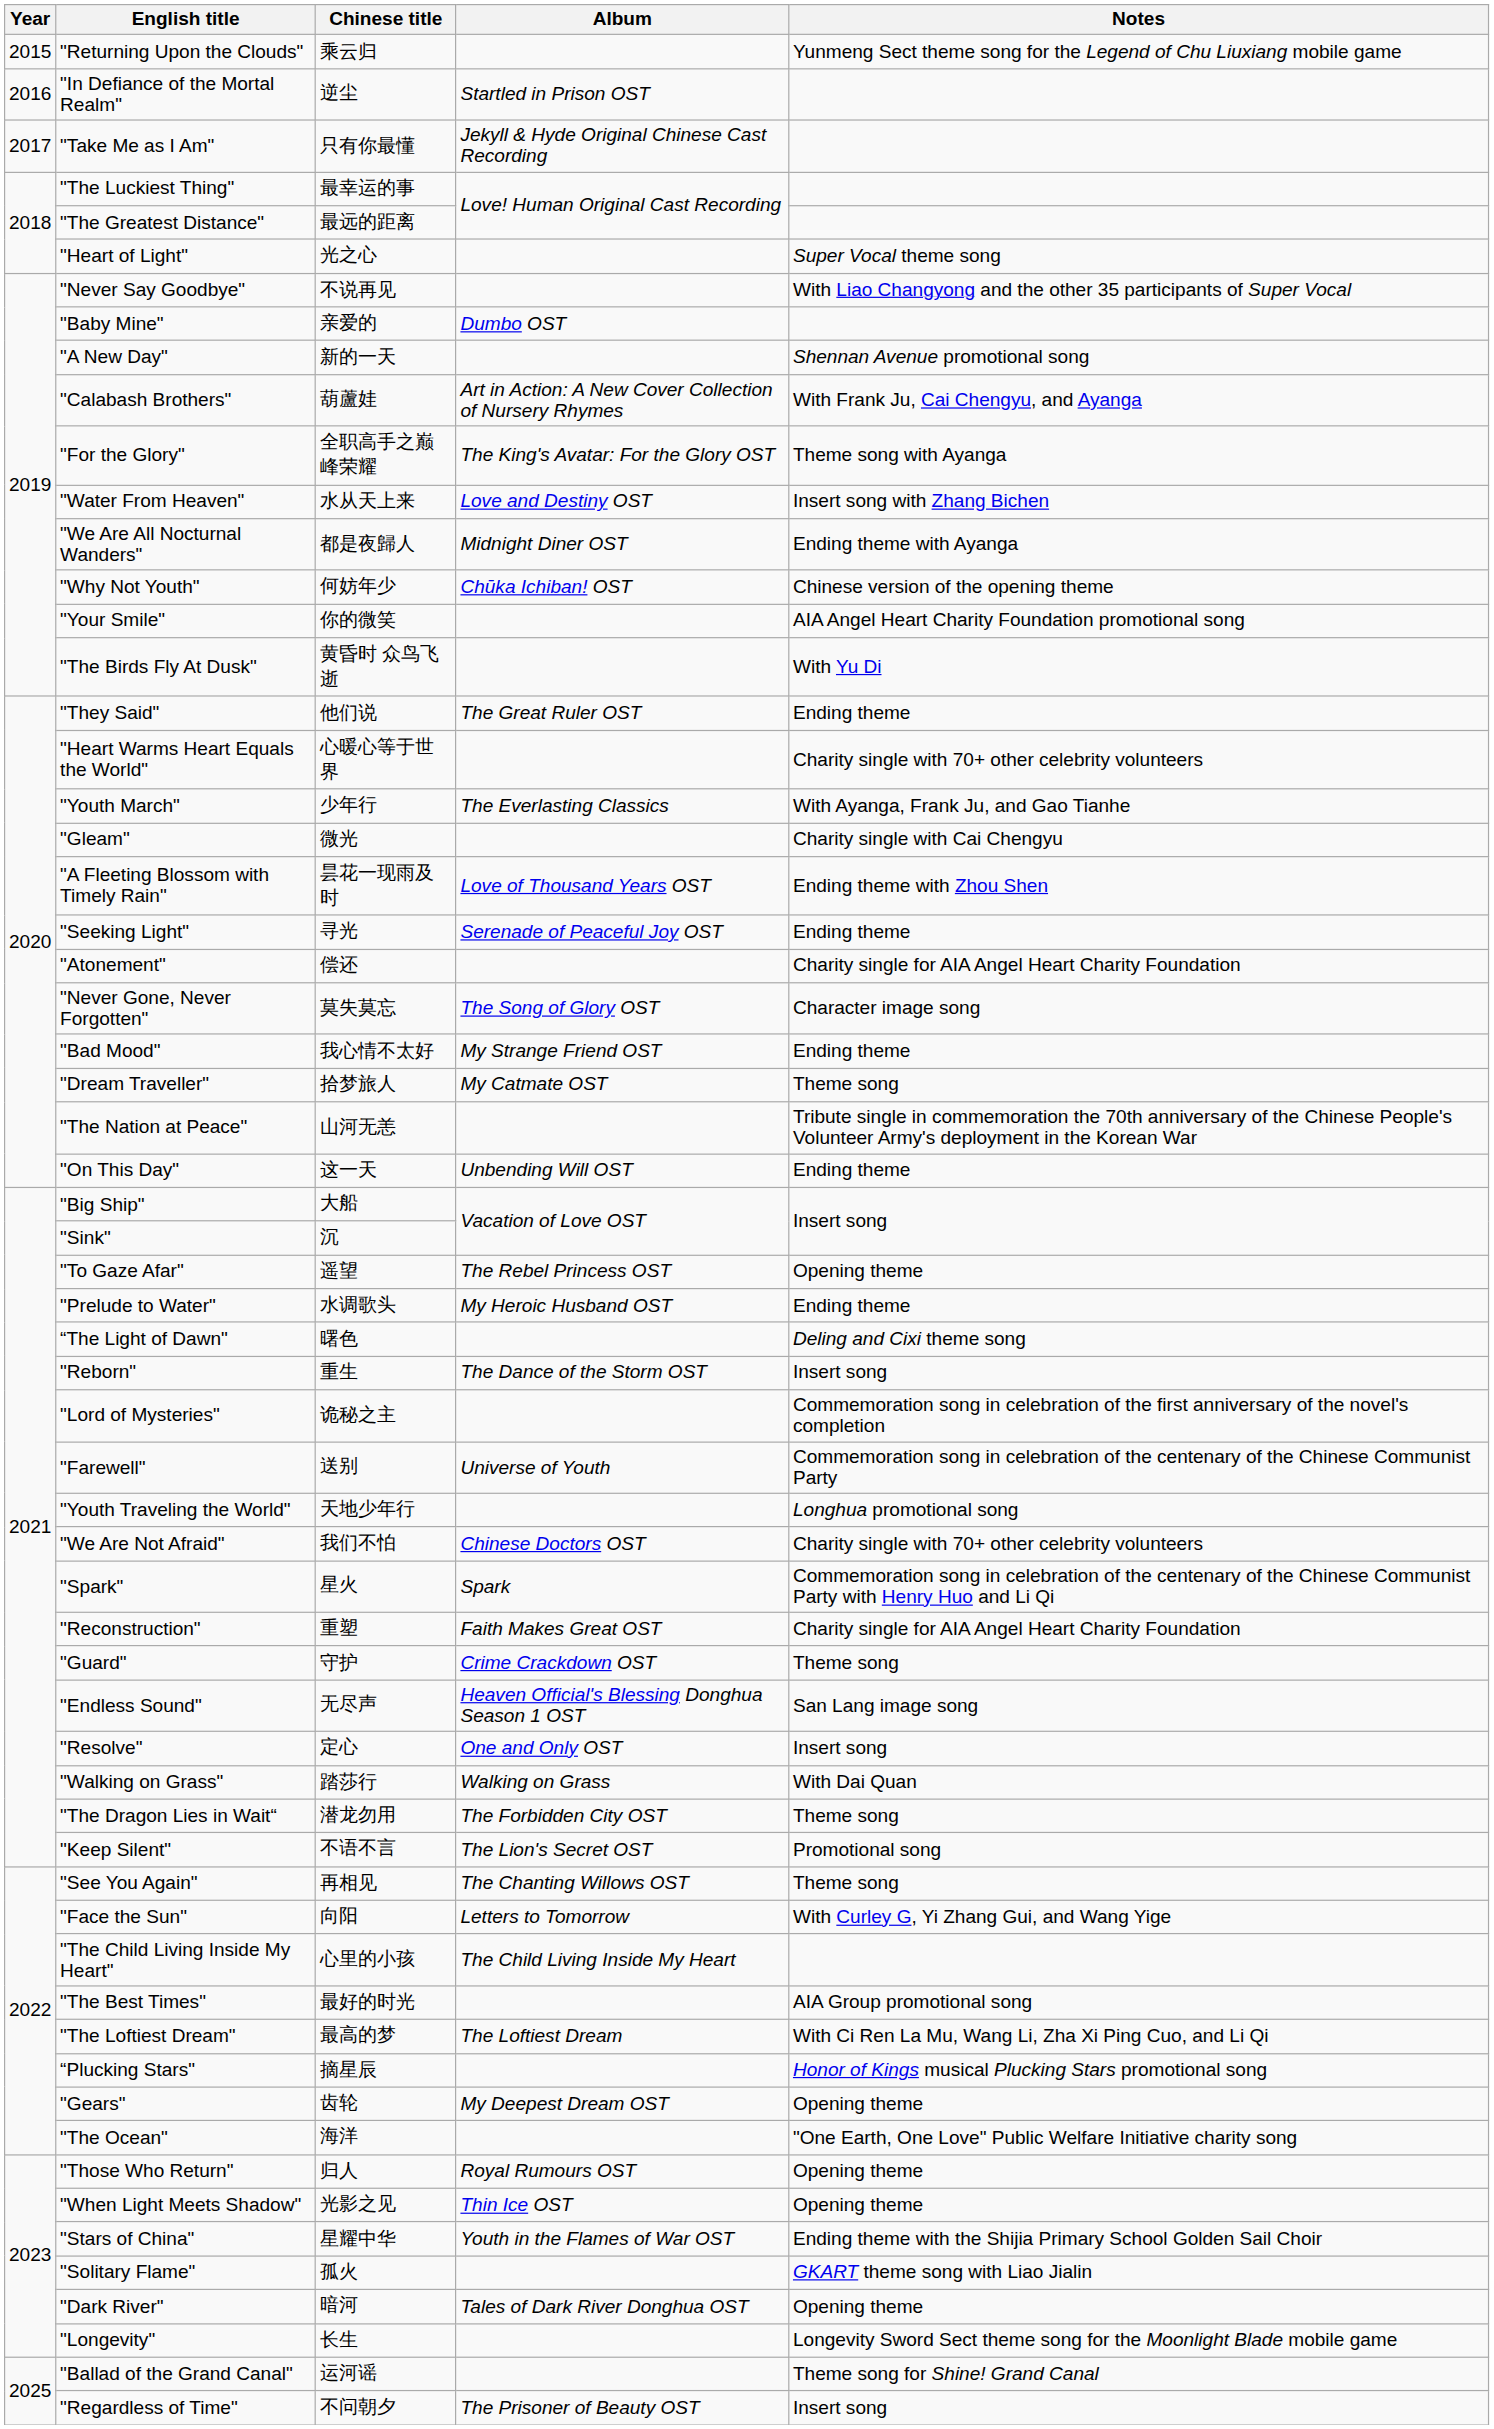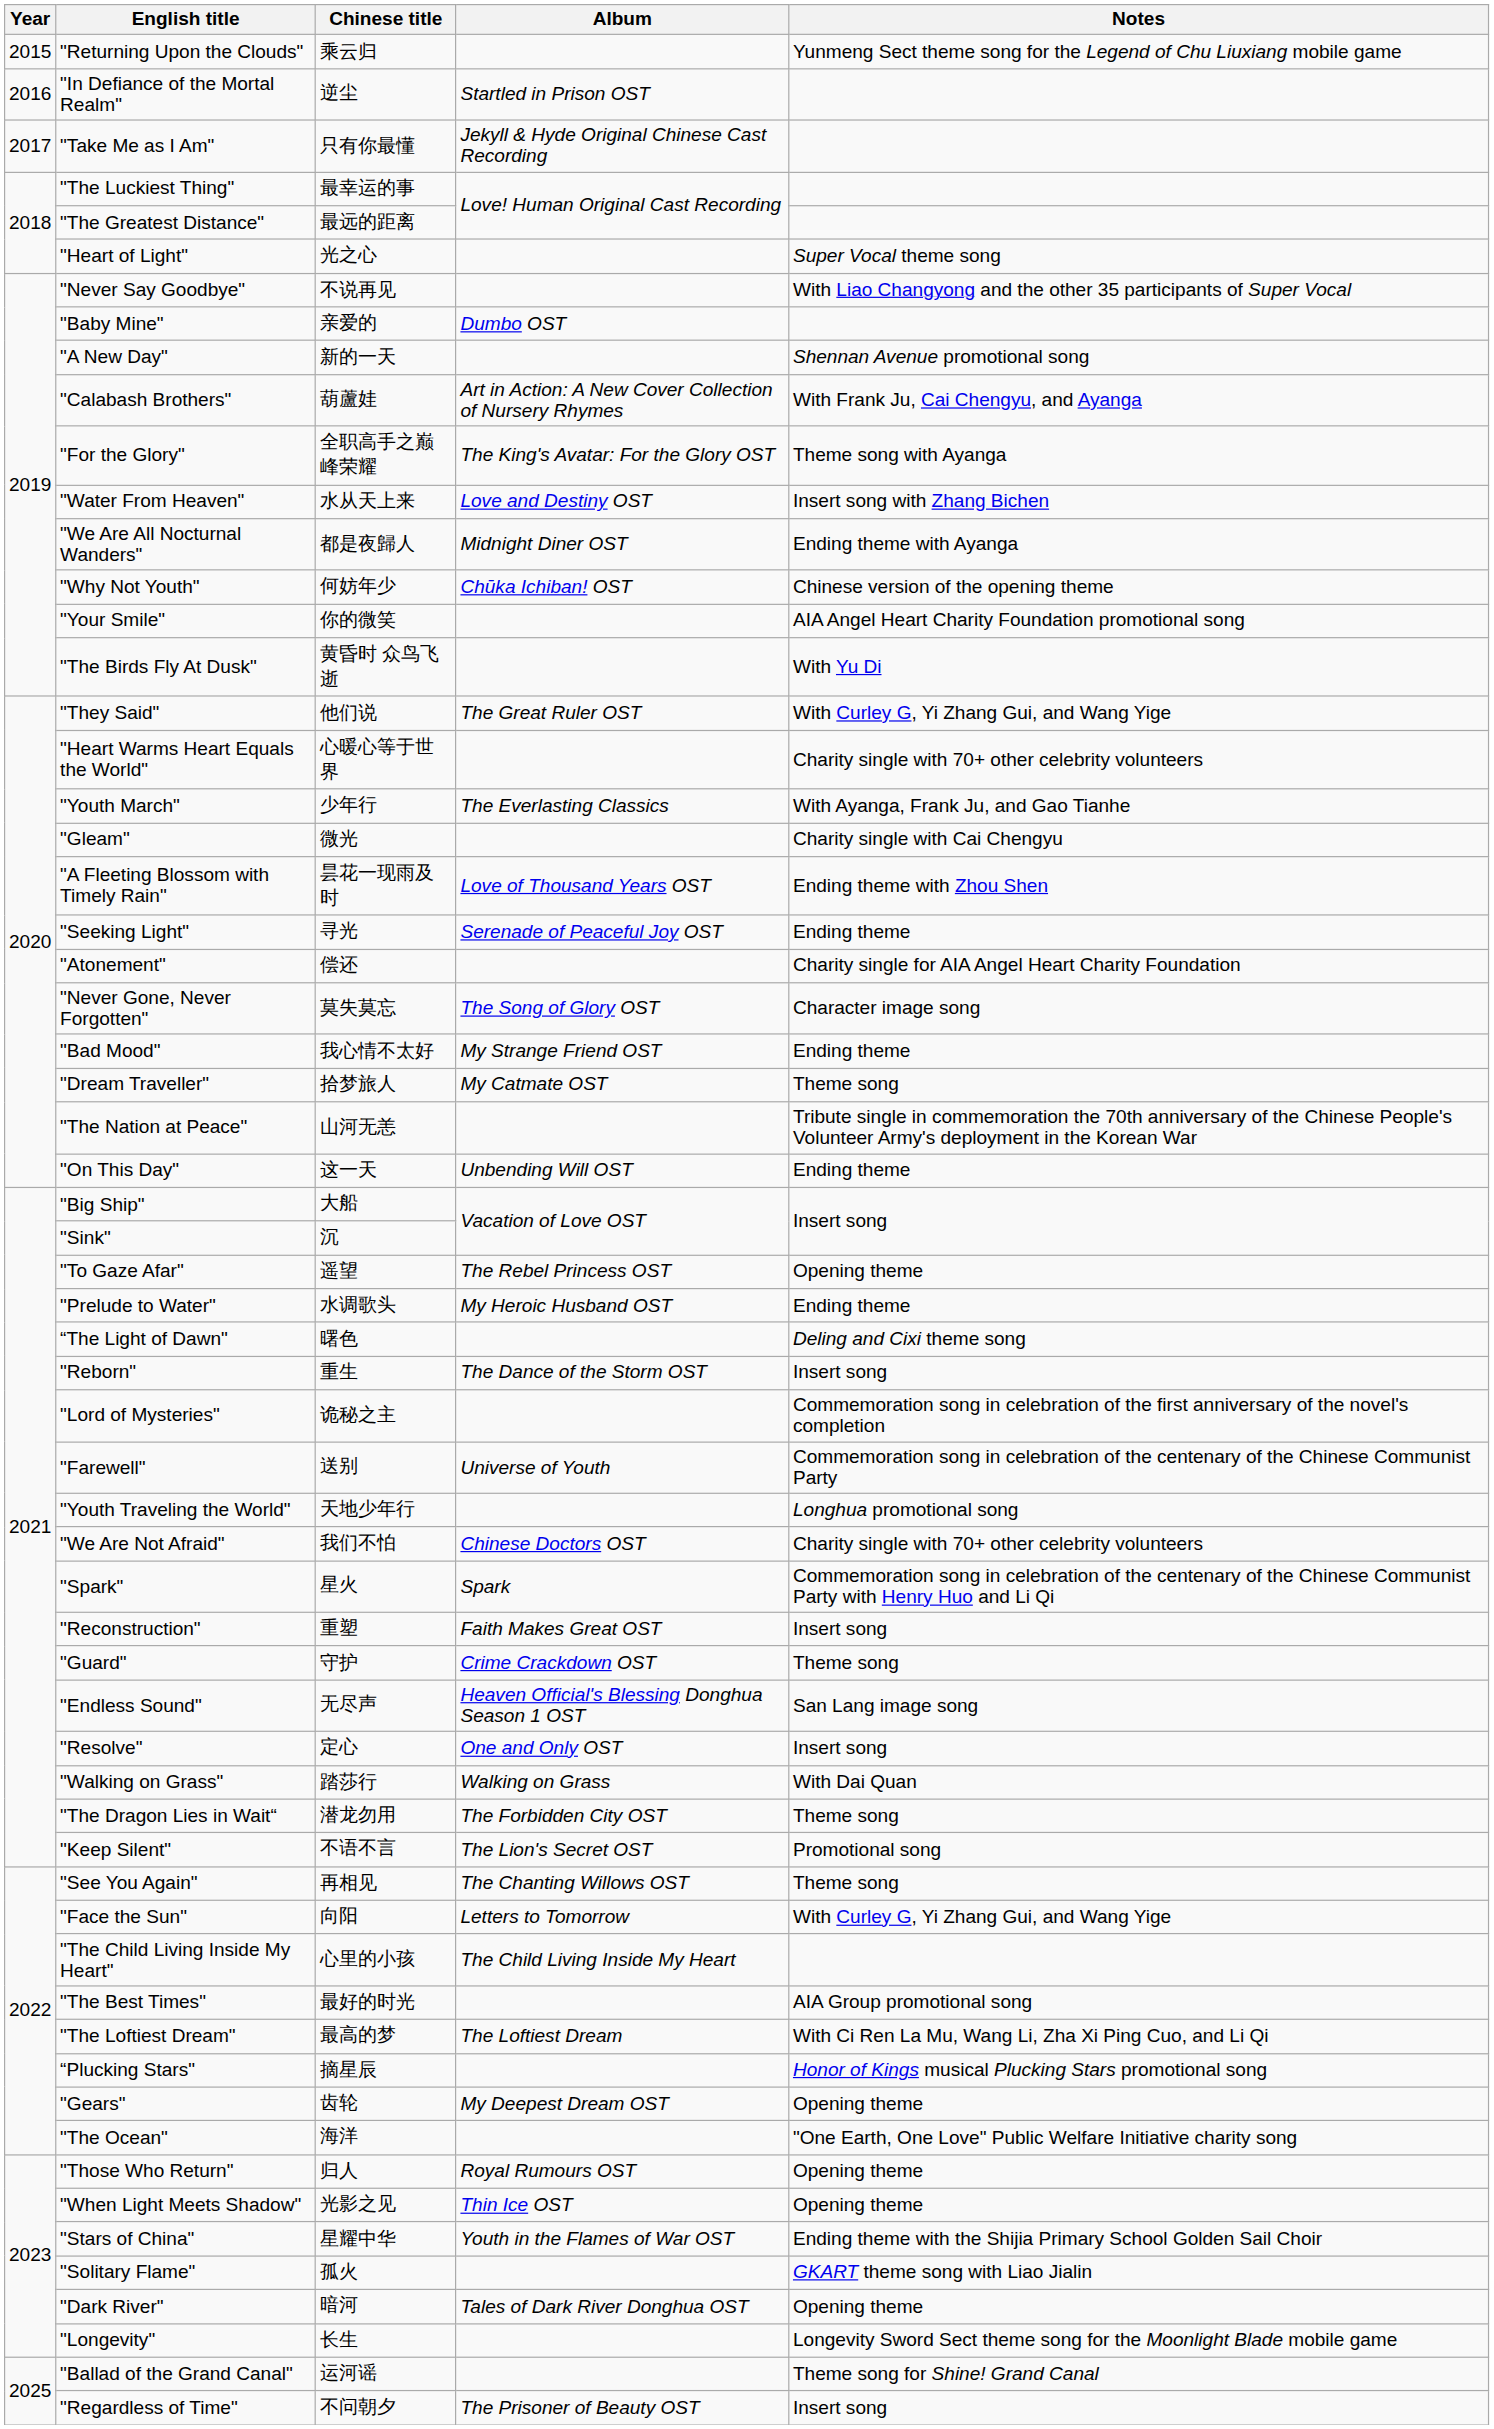(852, 713) Ending theme -> (982, 713) With Curley G, Yi Zhang Gui, and Wang Yige
(1017, 1629) Charity single for AIA Angel Heart Charity Foundation -> (840, 1629) Insert song
